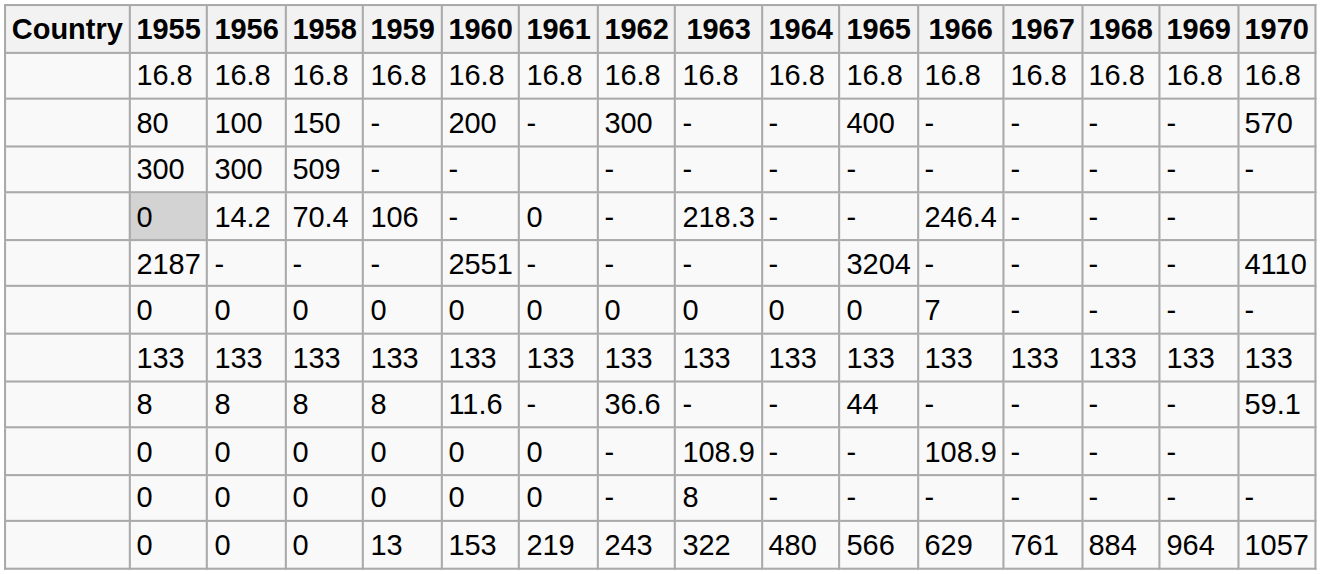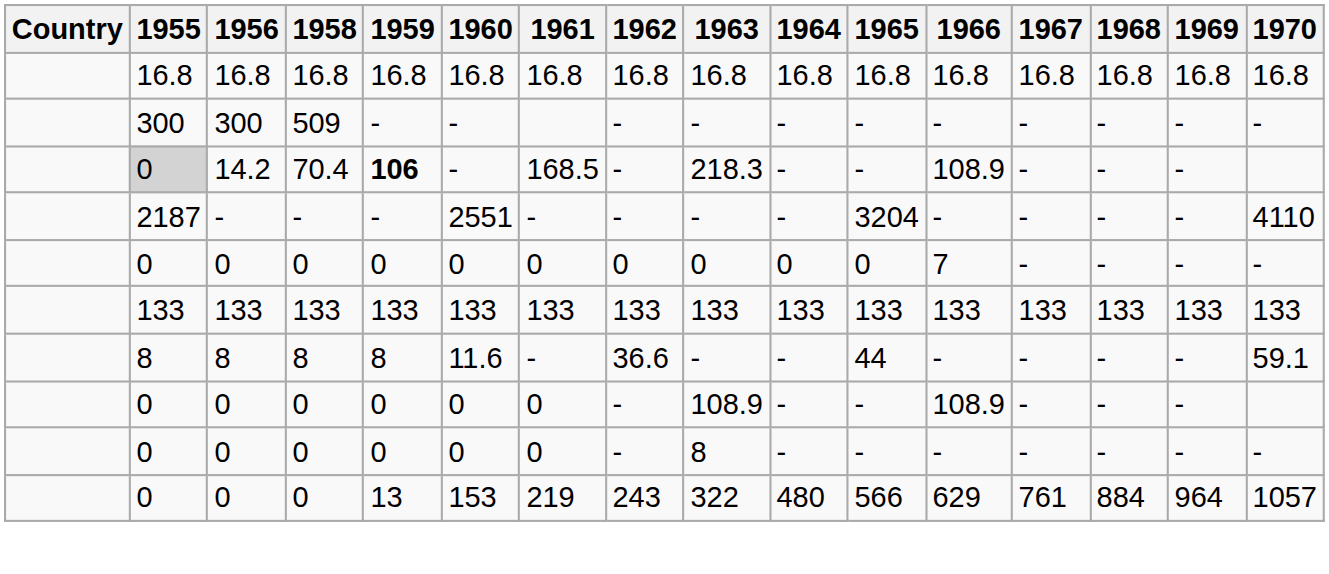- row: (239, 122)
(395, 216) normal -> (395, 169) bold
(534, 216) 0 -> (563, 169) 168.5
(961, 216) 246.4 -> (969, 169) 108.9
